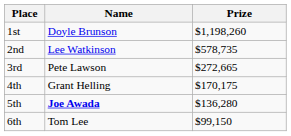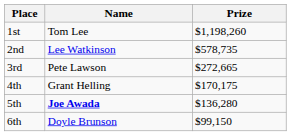(82, 31) Doyle Brunson -> (68, 31) Tom Lee
(68, 121) Tom Lee -> (82, 121) Doyle Brunson
